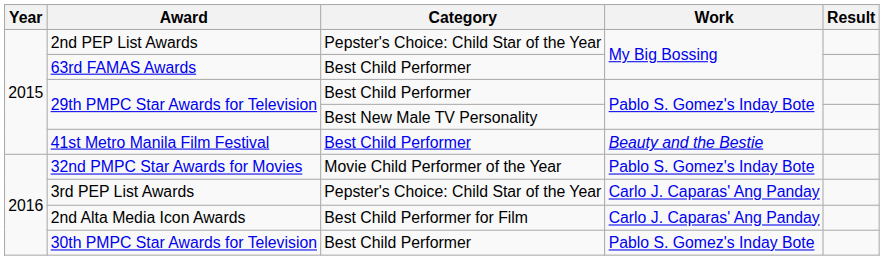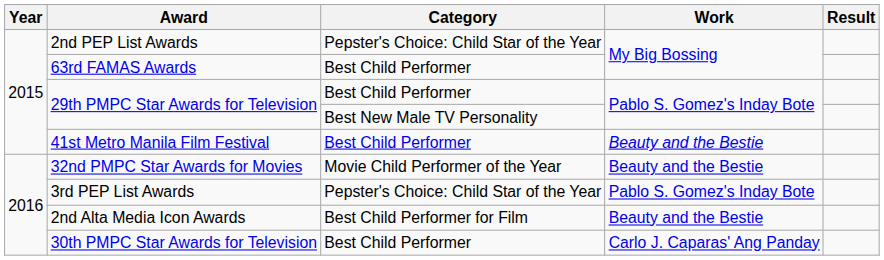(712, 167) Pablo S. Gomez's Inday Bote -> (686, 167) Beauty and the Bestie
(714, 192) Carlo J. Caparas' Ang Panday -> (712, 192) Pablo S. Gomez's Inday Bote
(714, 217) Carlo J. Caparas' Ang Panday -> (686, 217) Beauty and the Bestie
(712, 242) Pablo S. Gomez's Inday Bote -> (714, 242) Carlo J. Caparas' Ang Panday
